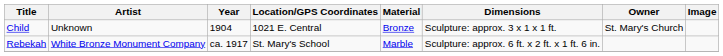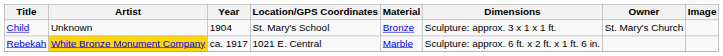(287, 28) 1021 E. Central -> (291, 28) St. Mary's School
(128, 43) no background -> (128, 43) gold background
(291, 43) St. Mary's School -> (287, 43) 1021 E. Central
